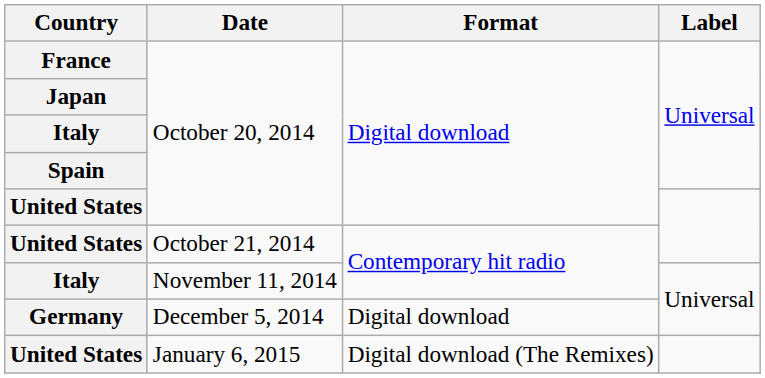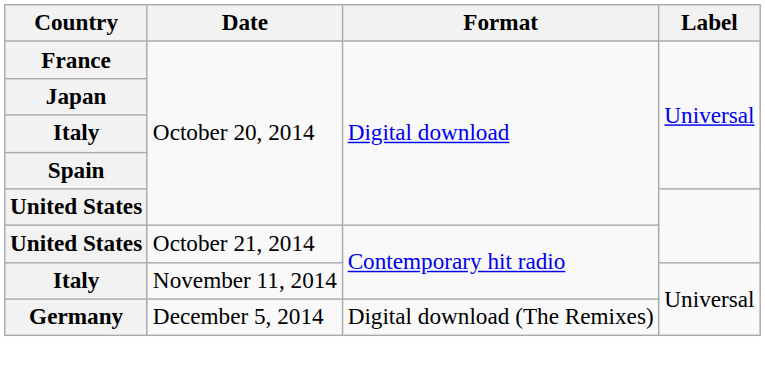(428, 317) Digital download -> (501, 317) Digital download (The Remixes)
- row: (76, 354)
